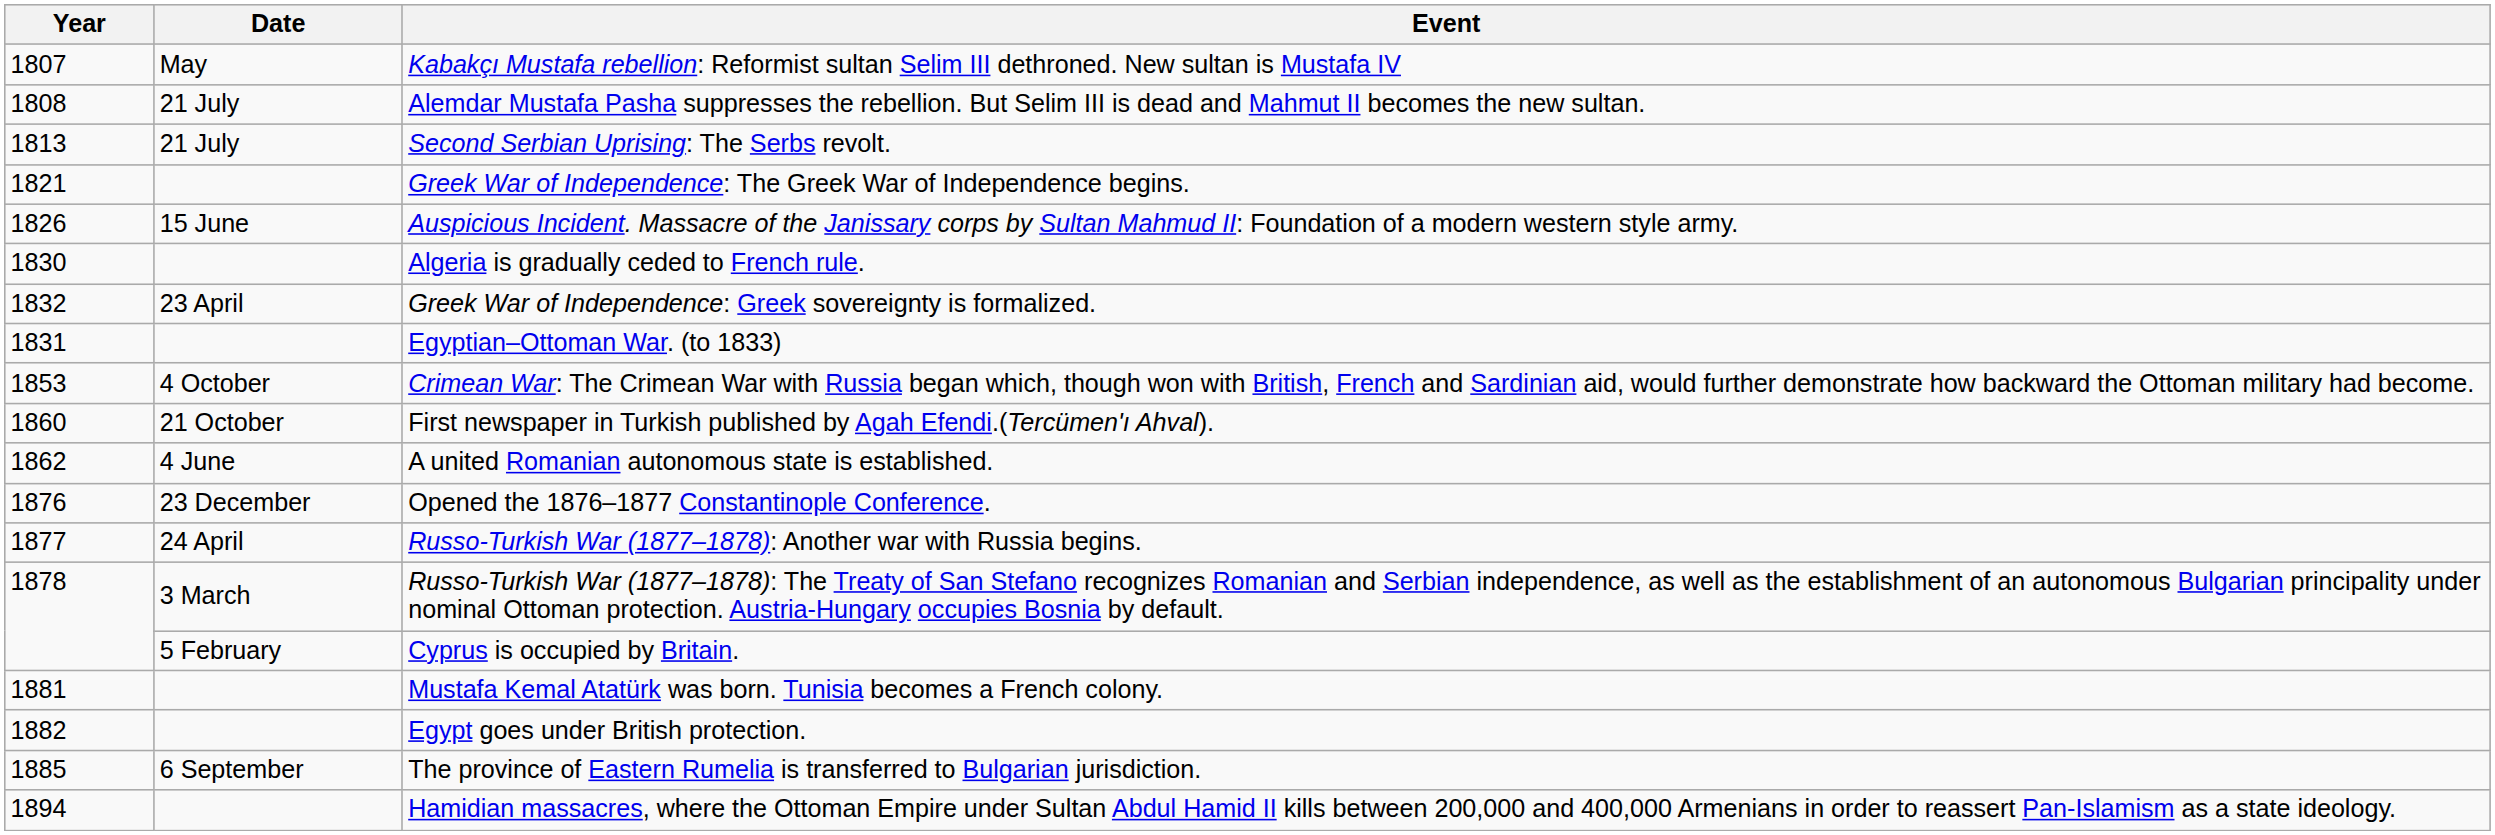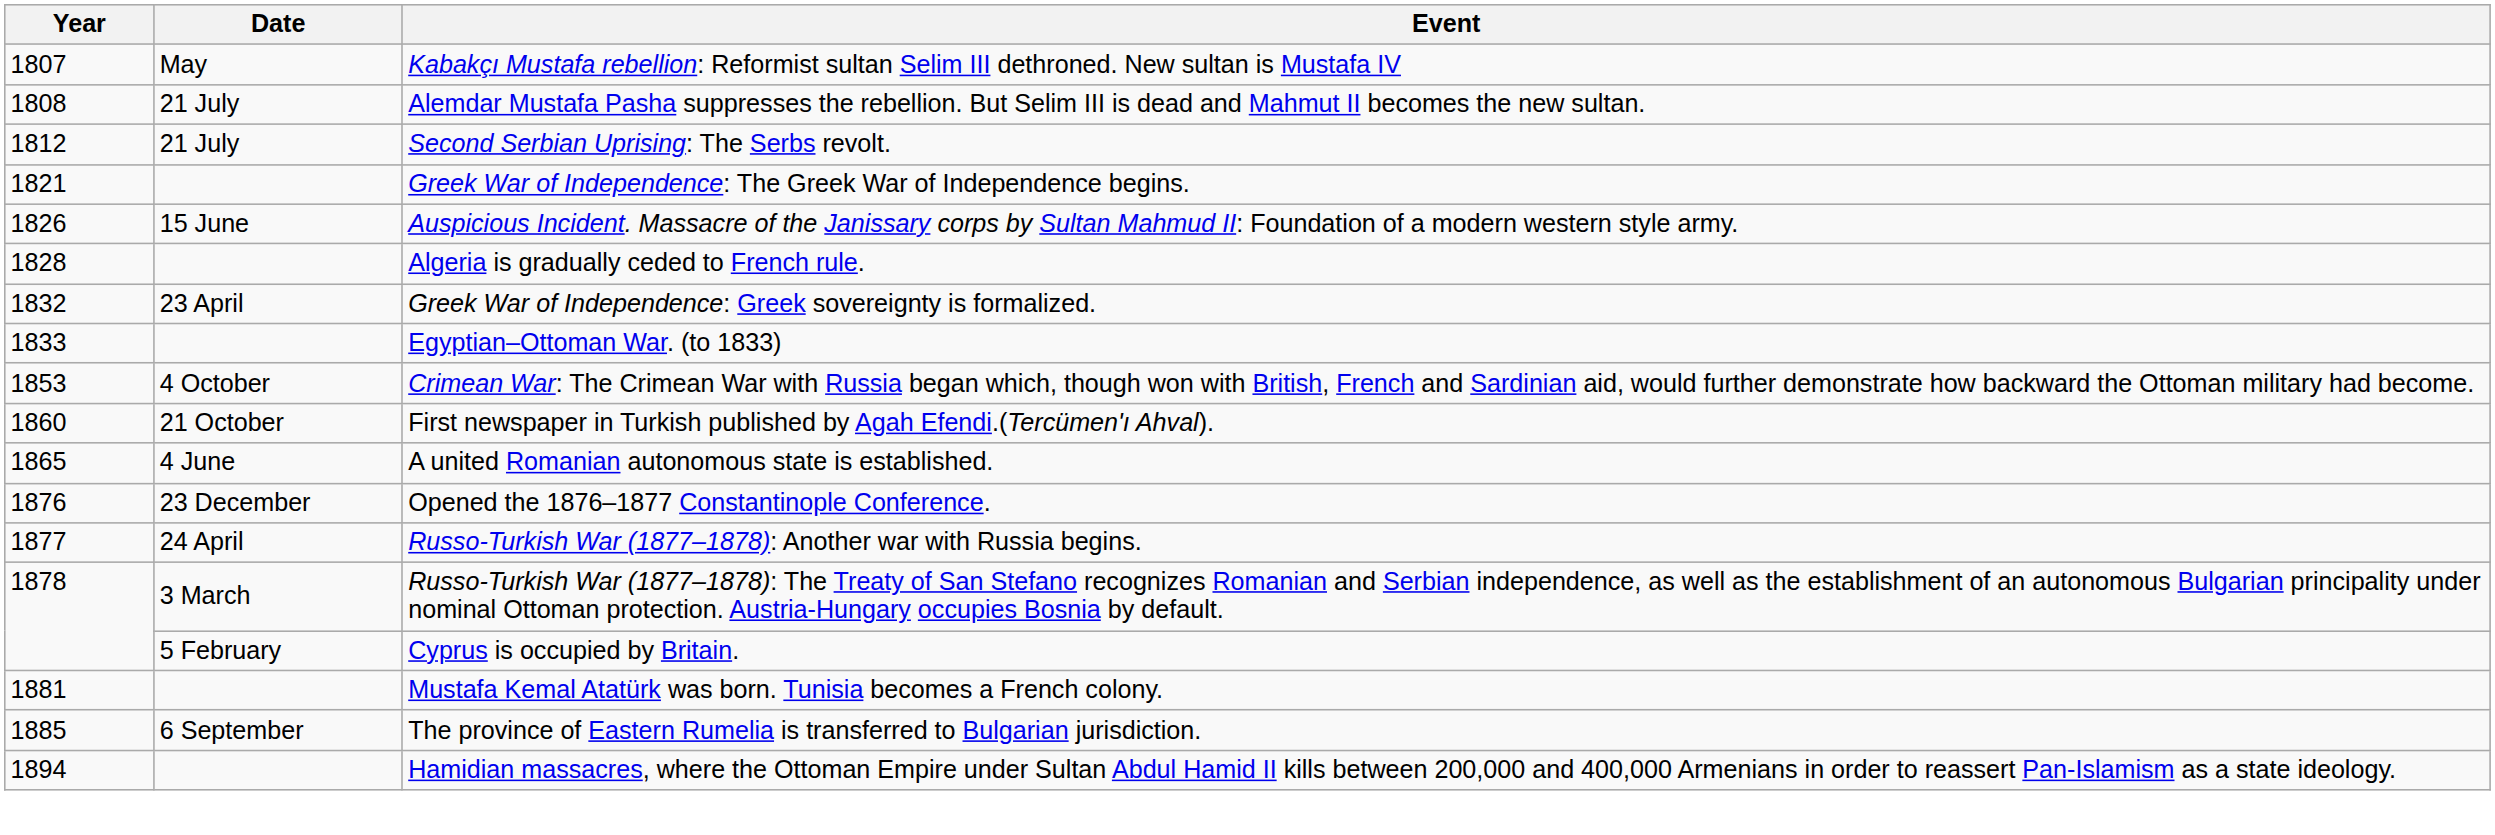(39, 143) 1813 -> (39, 143) 1812
(39, 263) 1830 -> (39, 263) 1828
(39, 343) 1831 -> (39, 343) 1833
(39, 462) 1862 -> (39, 462) 1865
- row: (607, 729)
